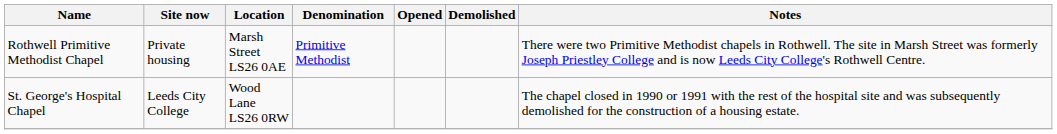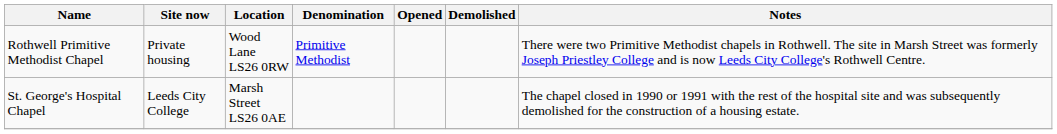(257, 51) Marsh Street LS26 0AE -> (259, 51) Wood Lane LS26 0RW
(259, 103) Wood Lane LS26 0RW -> (257, 103) Marsh Street LS26 0AE
